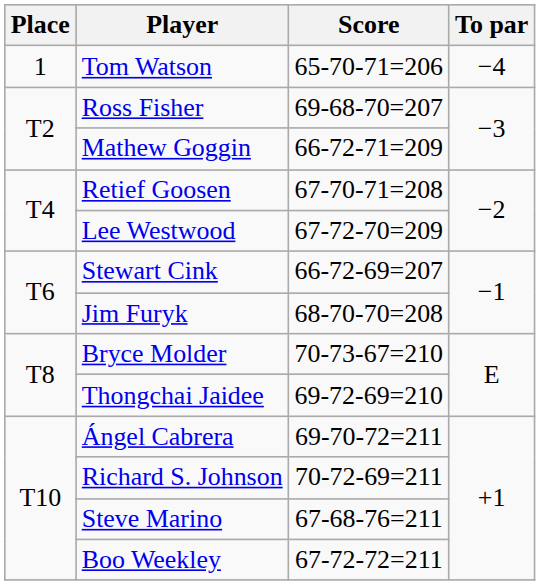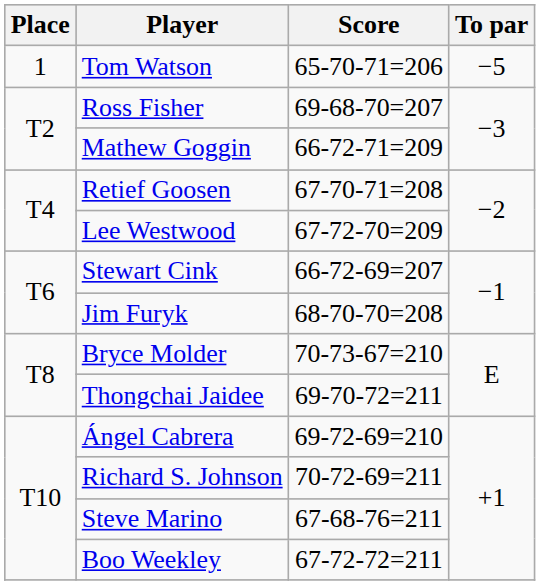(492, 66) −4 -> (492, 66) −5
(369, 395) 69-72-69=210 -> (369, 395) 69-70-72=211
(369, 436) 69-70-72=211 -> (369, 436) 69-72-69=210
